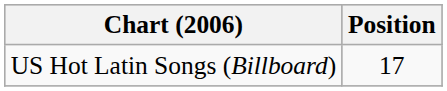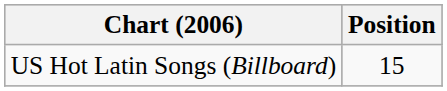(392, 65) 17 -> (392, 65) 15
